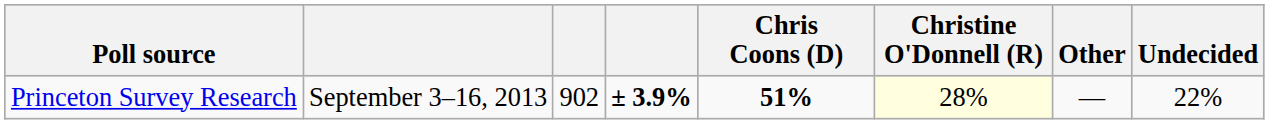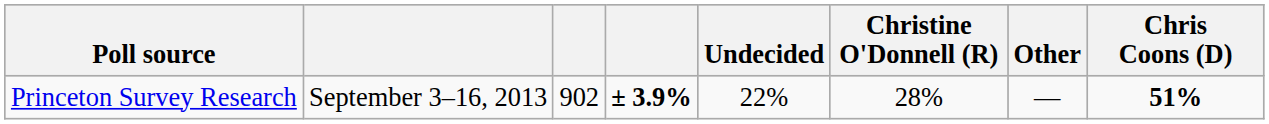columns swapped: (786, 40) <-> (1198, 55)
(964, 97) lightyellow background -> (919, 97) no background
